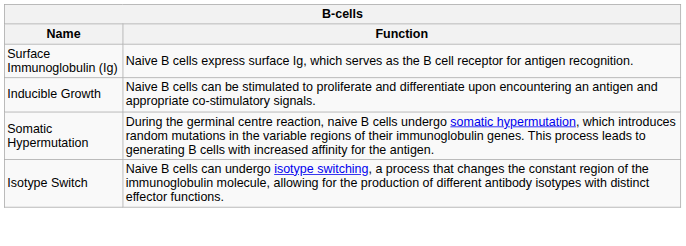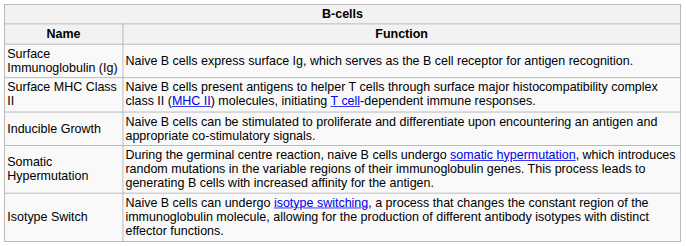+ row: (62, 94)
